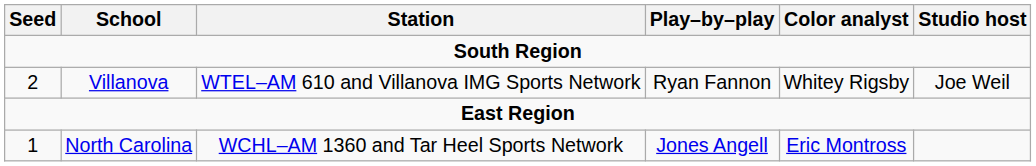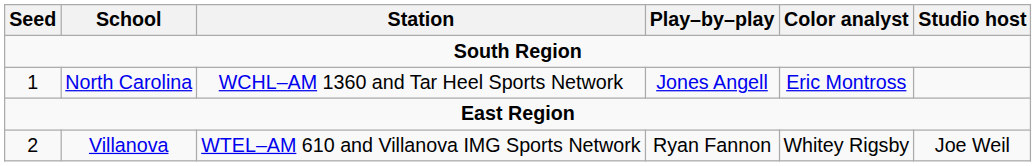rows swapped: (33, 82) <-> (33, 144)
